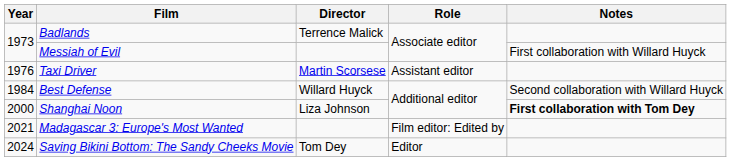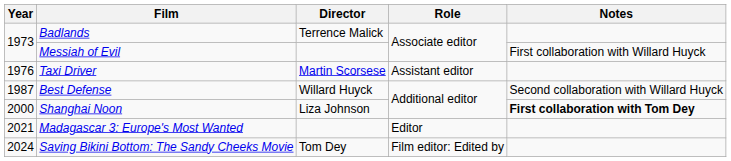(20, 90) 1984 -> (20, 90) 1987
(448, 128) Film editor: Edited by -> (407, 128) Editor
(407, 147) Editor -> (448, 147) Film editor: Edited by
